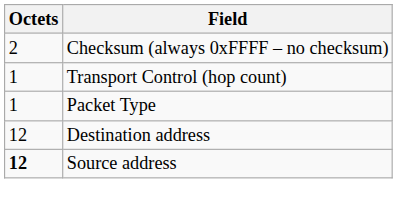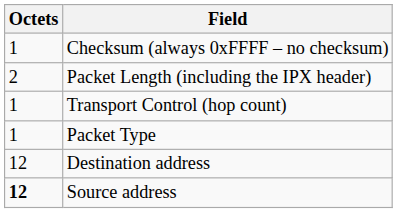(13, 47) 2 -> (13, 47) 1
+ row: (219, 76)
